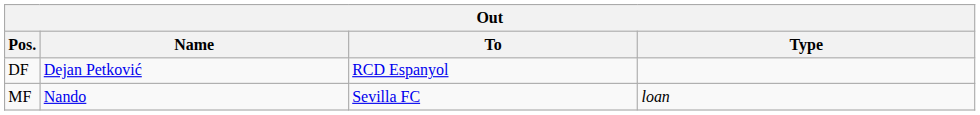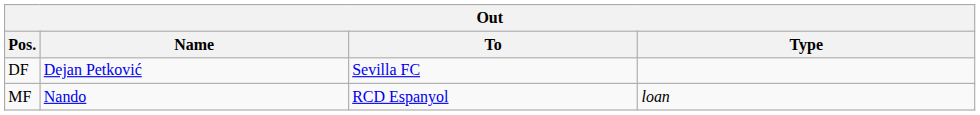(400, 70) RCD Espanyol -> (386, 70) Sevilla FC
(386, 97) Sevilla FC -> (400, 97) RCD Espanyol
